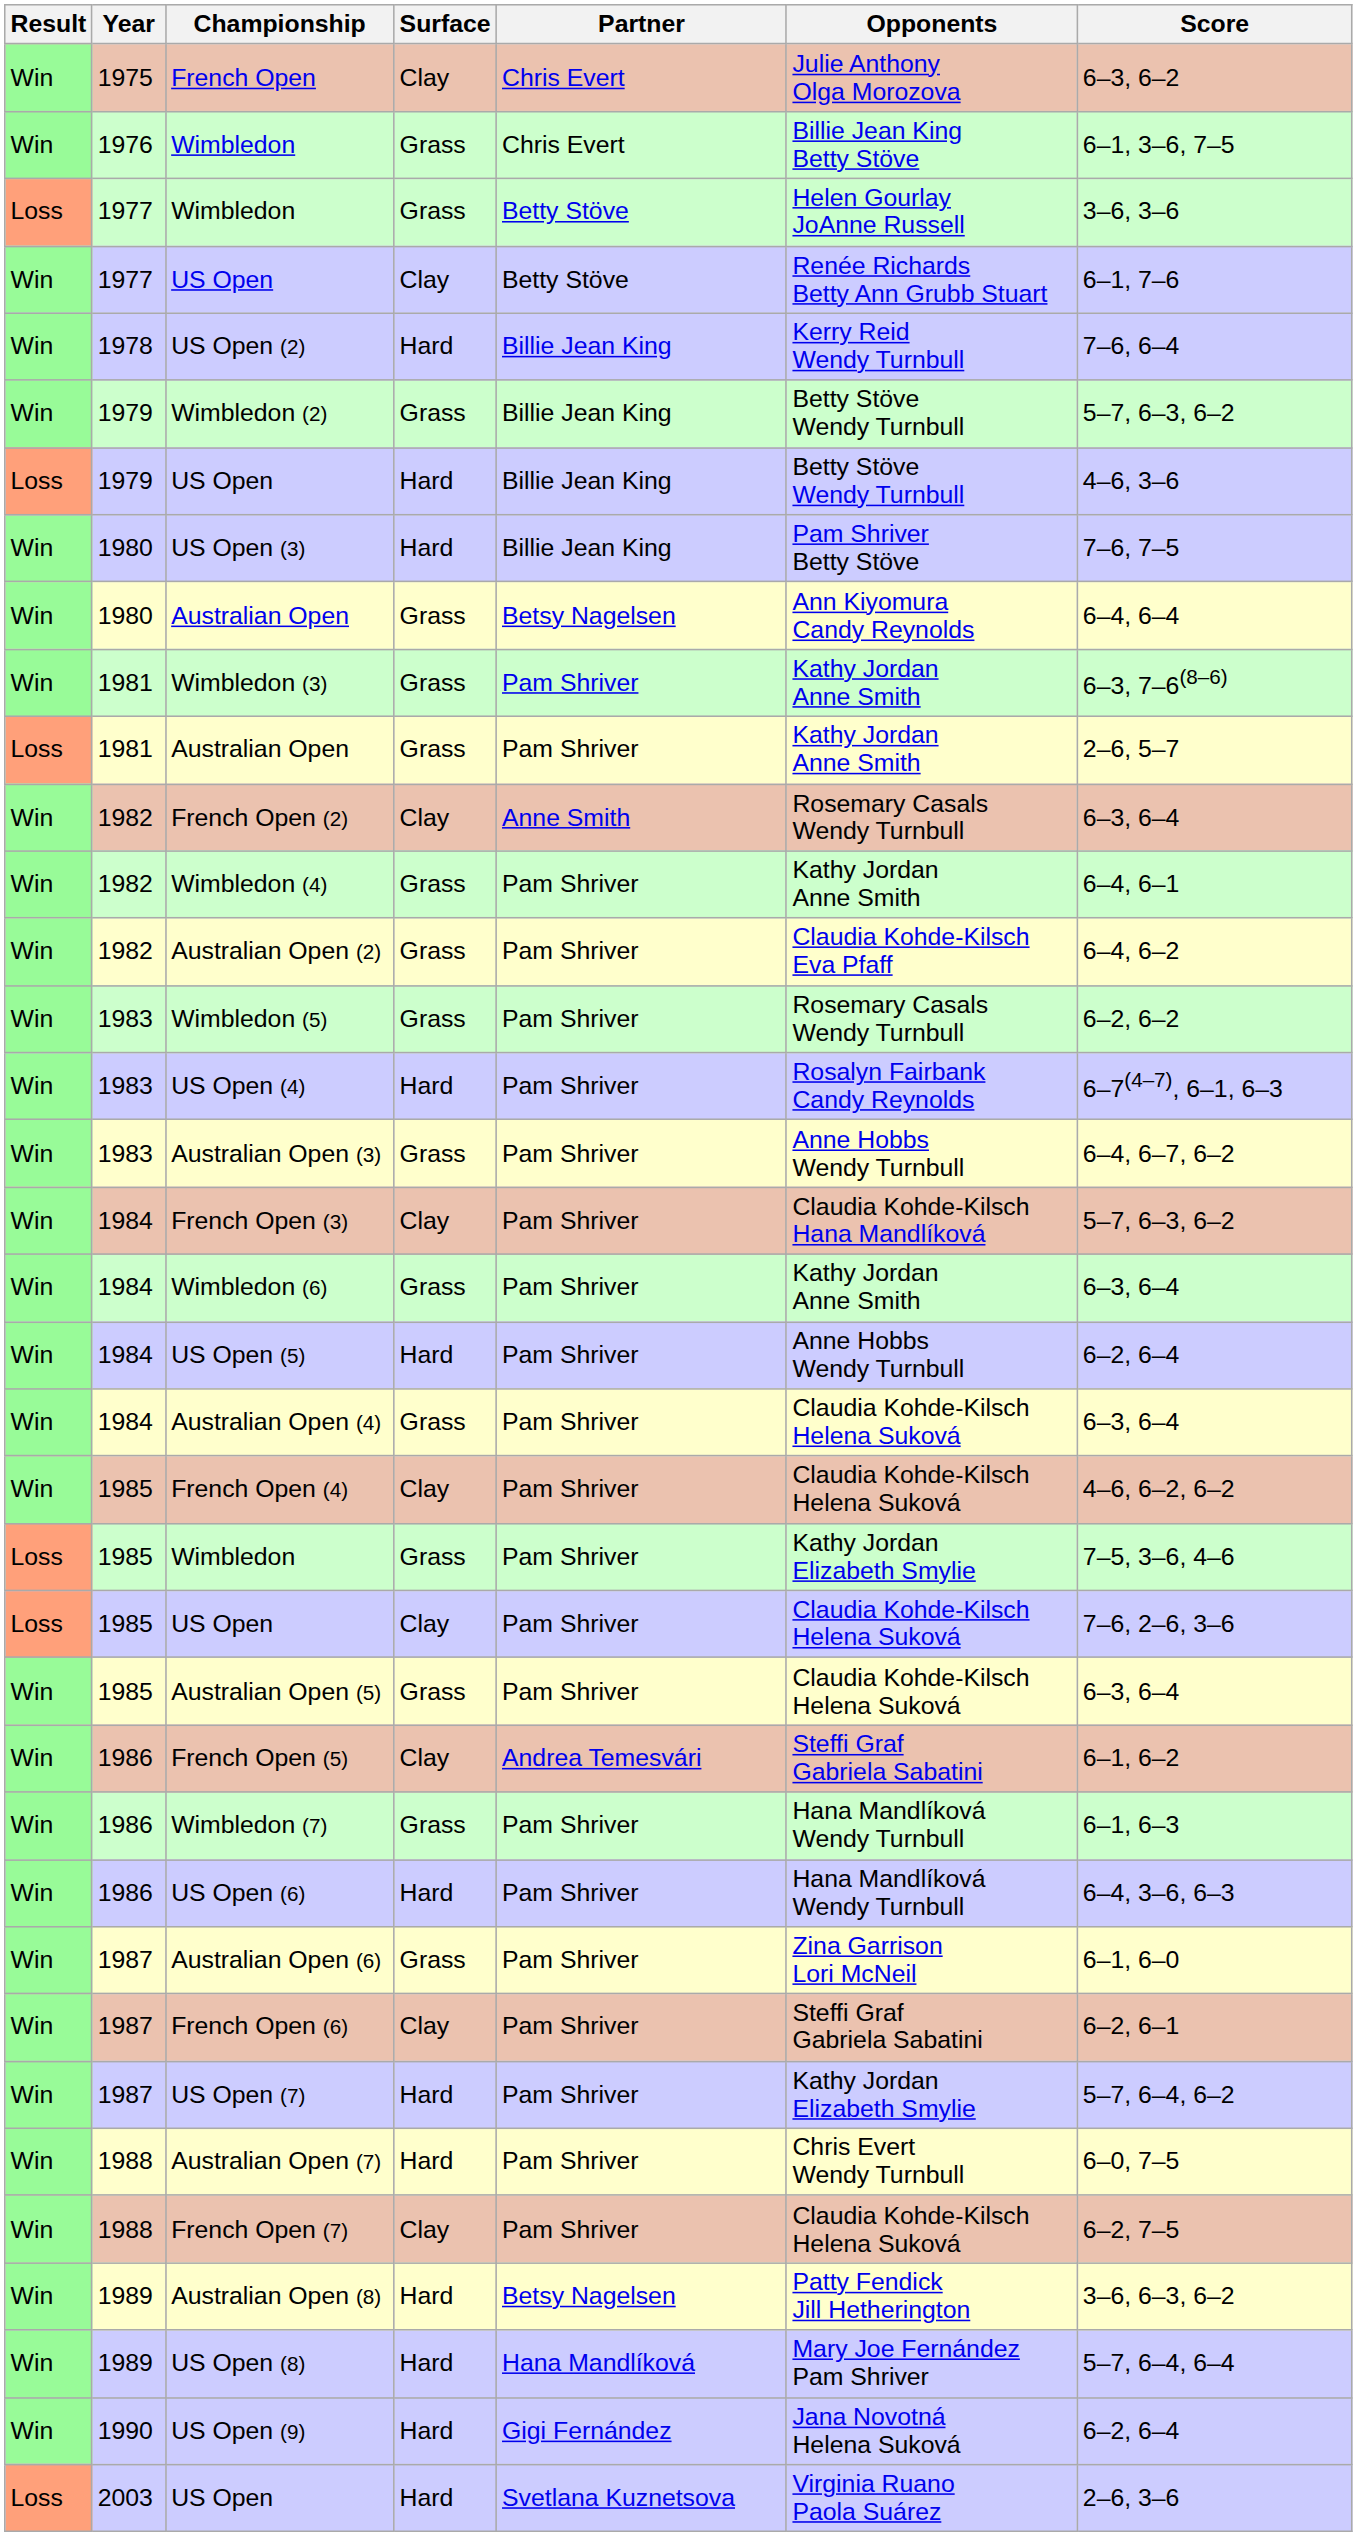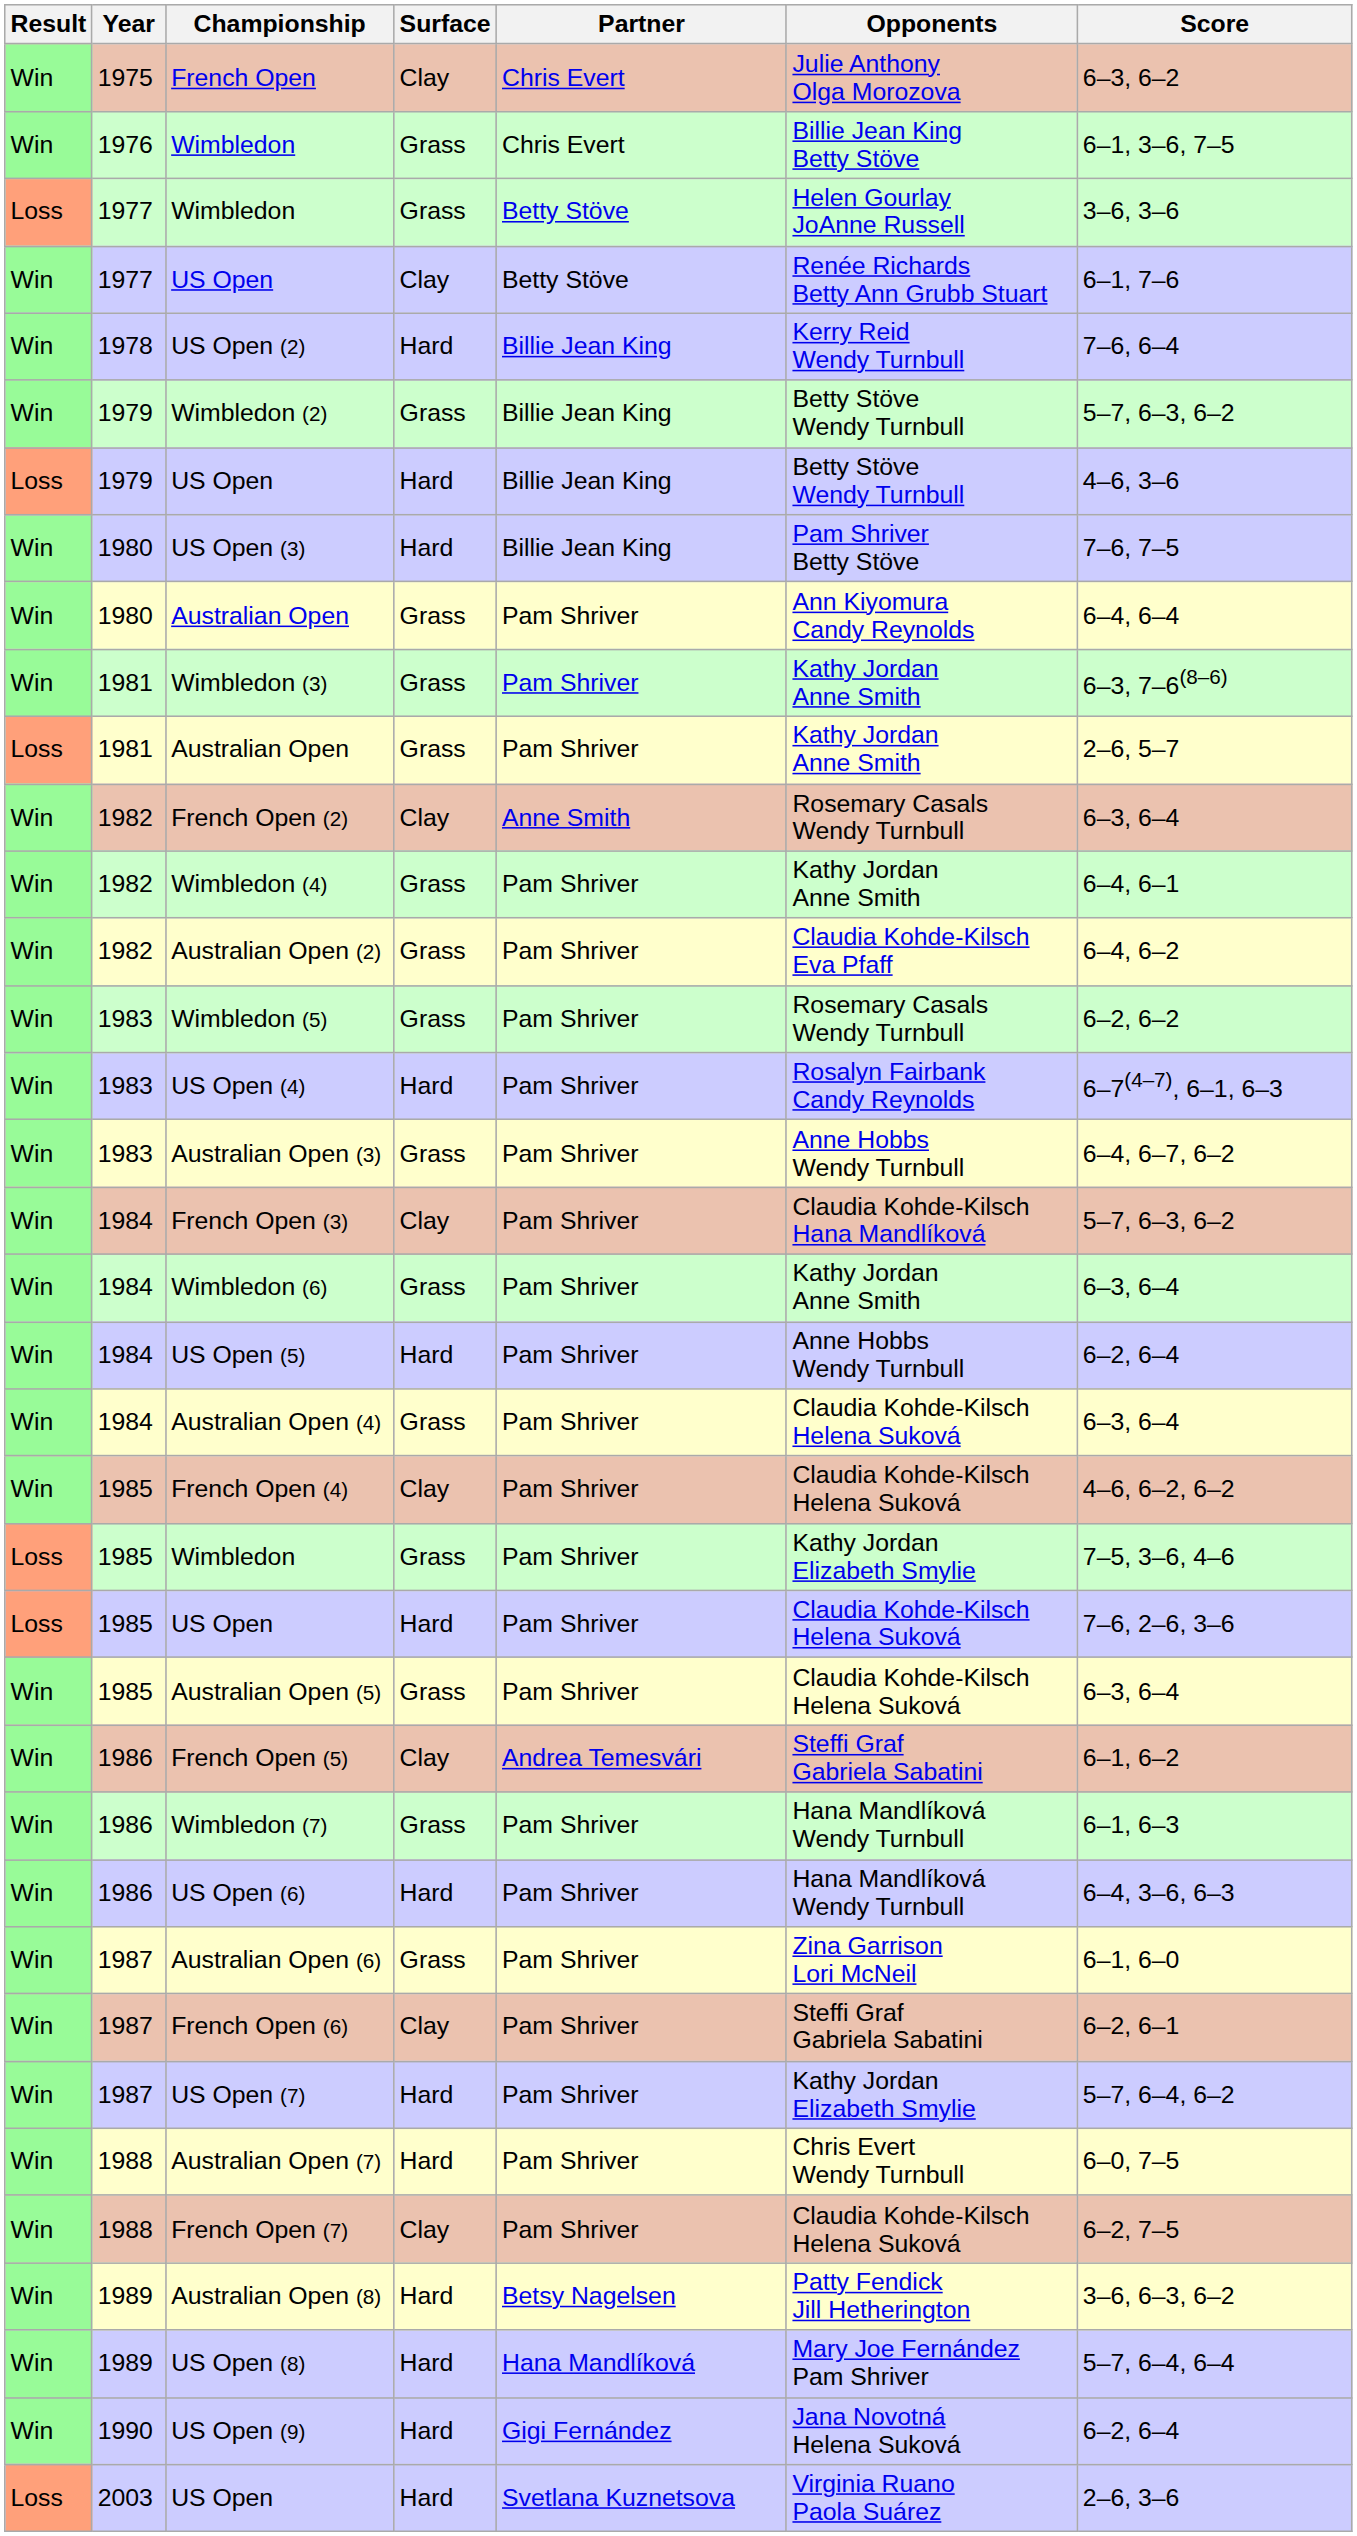(589, 615) Betsy Nagelsen -> (570, 615) Pam Shriver
(424, 1623) Clay -> (426, 1623) Hard
